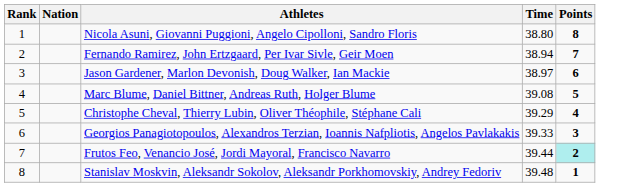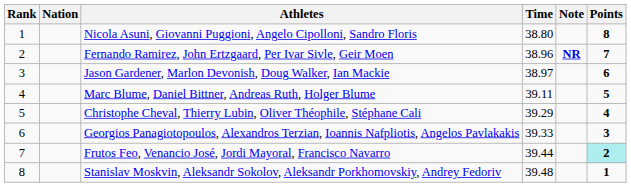+ column: (571, 14)
(539, 53) 38.94 -> (539, 53) 38.96
(539, 93) 39.08 -> (539, 93) 39.11
